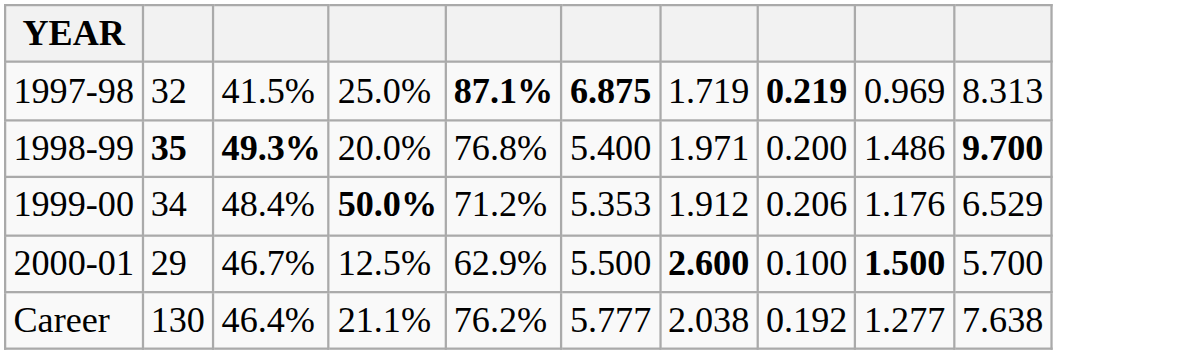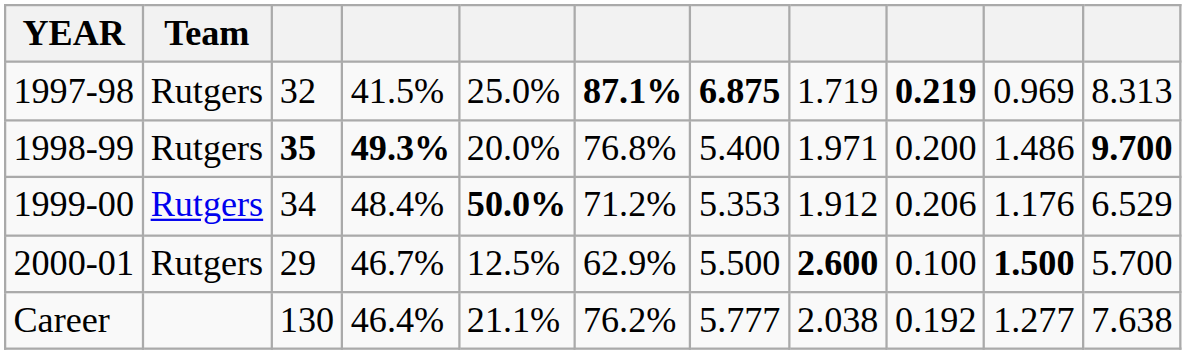+ column: (207, 33)
